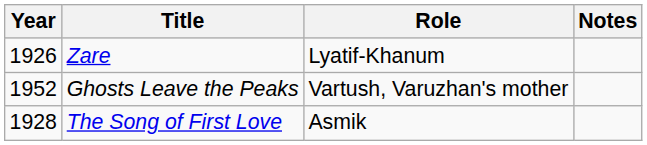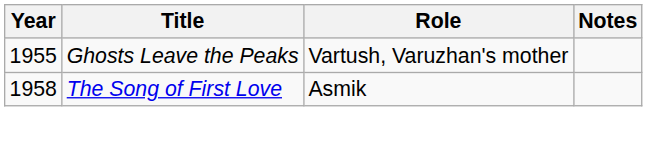- row: (89, 55)
(33, 88) 1952 -> (33, 55) 1955
(33, 122) 1928 -> (33, 88) 1958
